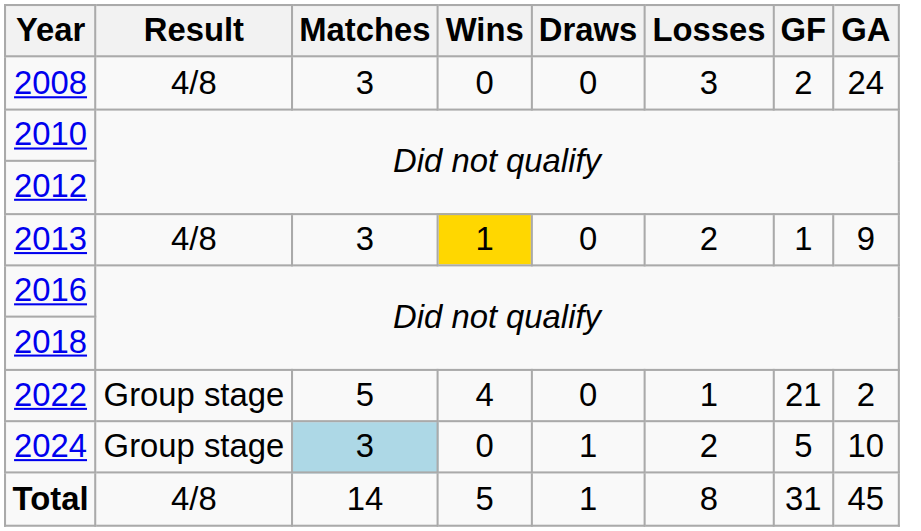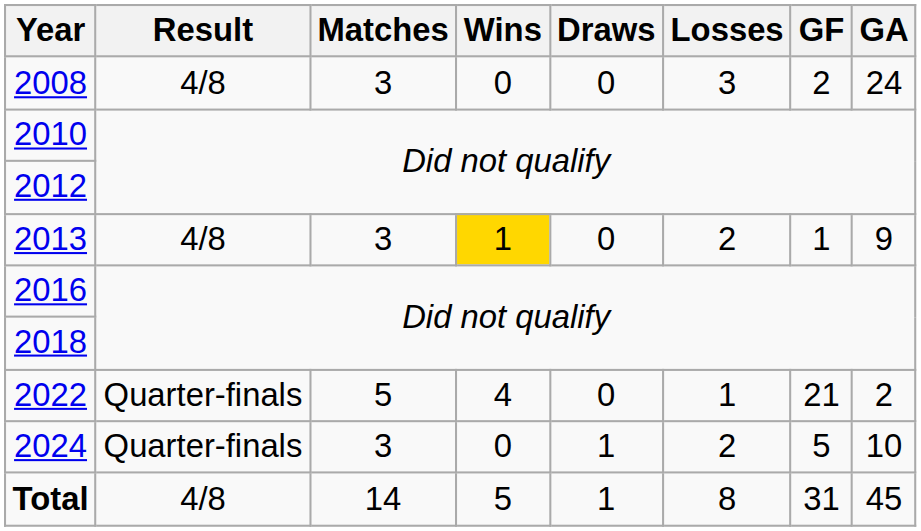(194, 394) Group stage -> (203, 394) Quarter-finals
(194, 446) Group stage -> (203, 446) Quarter-finals
(365, 446) lightblue background -> (383, 446) no background
